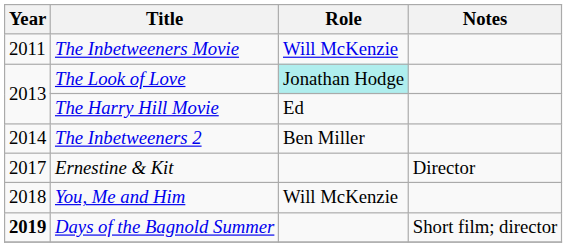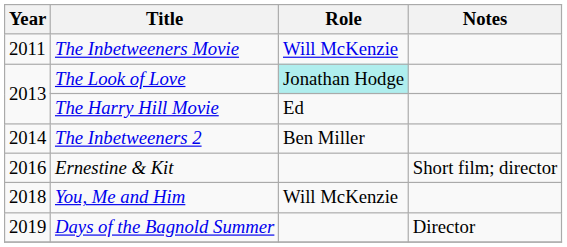(28, 167) 2017 -> (28, 167) 2016
(444, 167) Director -> (485, 167) Short film; director
(28, 227) bold -> (28, 227) normal
(485, 227) Short film; director -> (444, 227) Director
